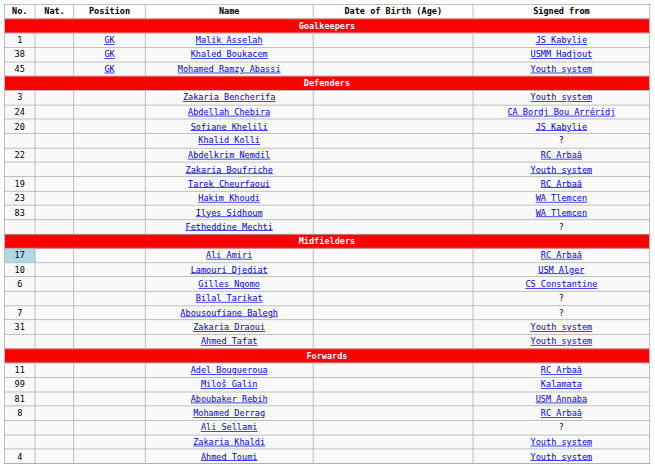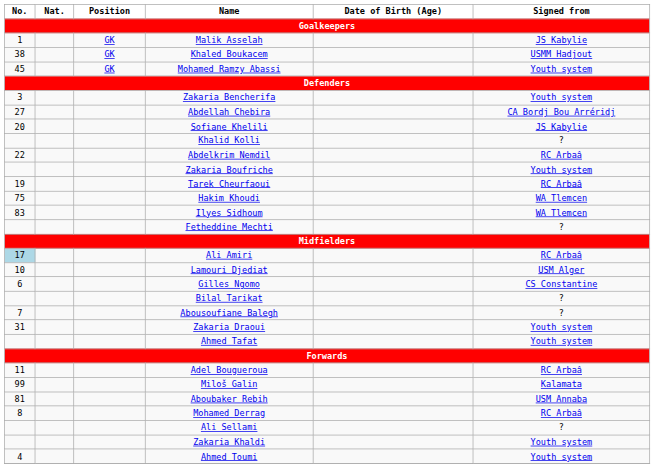(20, 112) 24 -> (20, 112) 27
(20, 198) 23 -> (20, 198) 75
